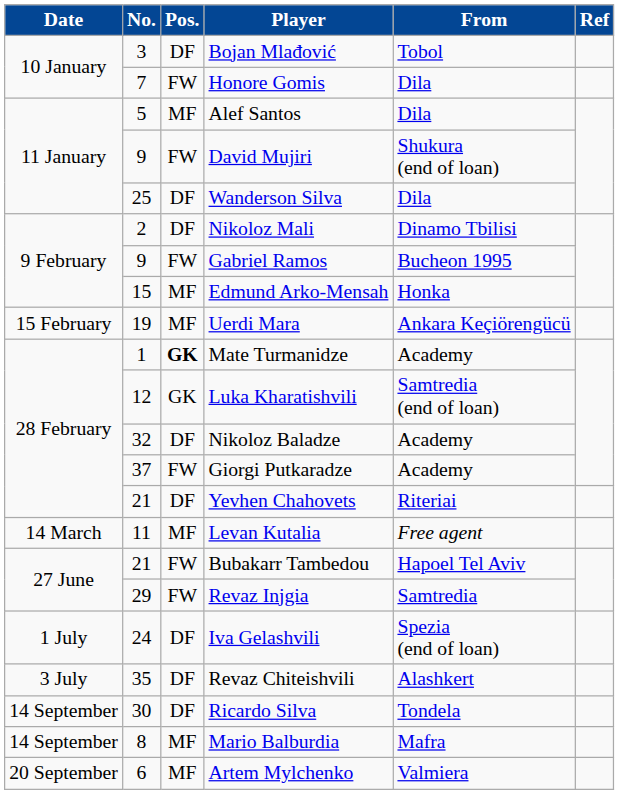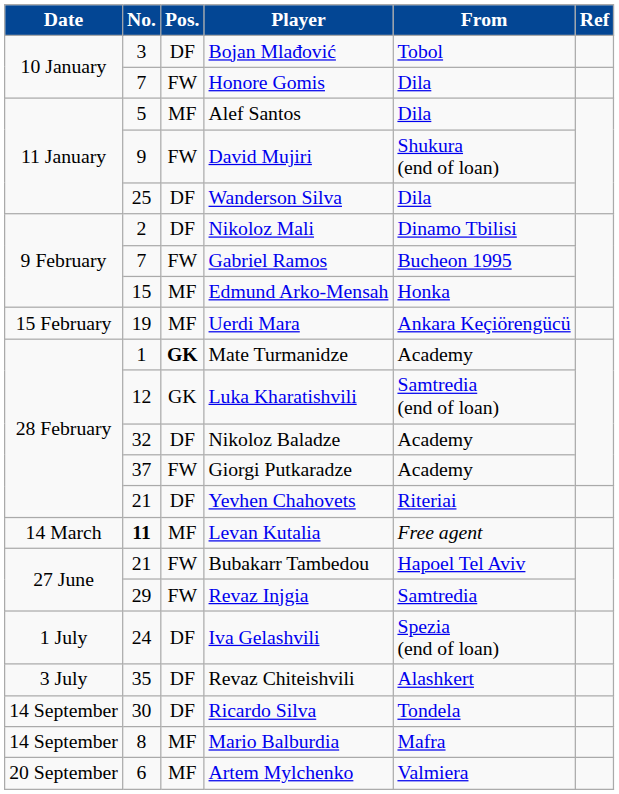(141, 260) 9 -> (141, 260) 7
(141, 532) normal -> (141, 532) bold
